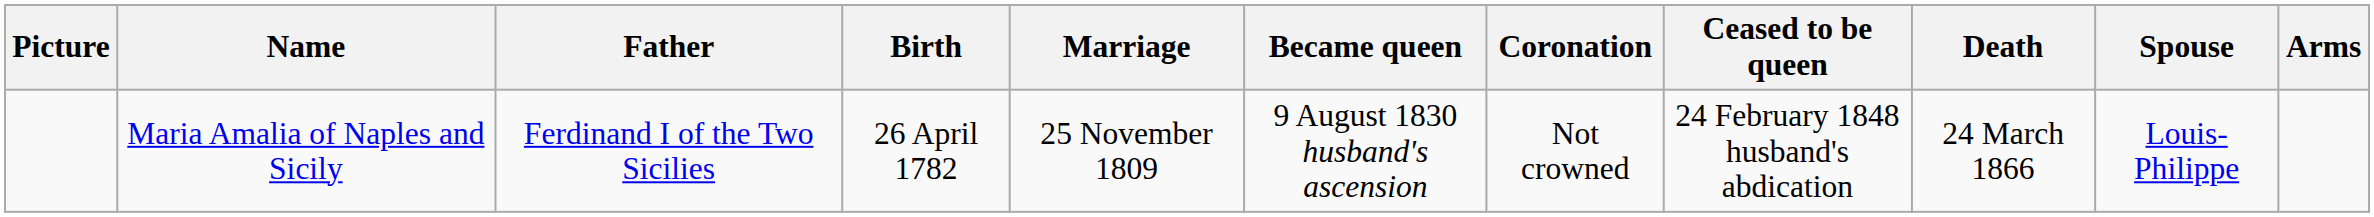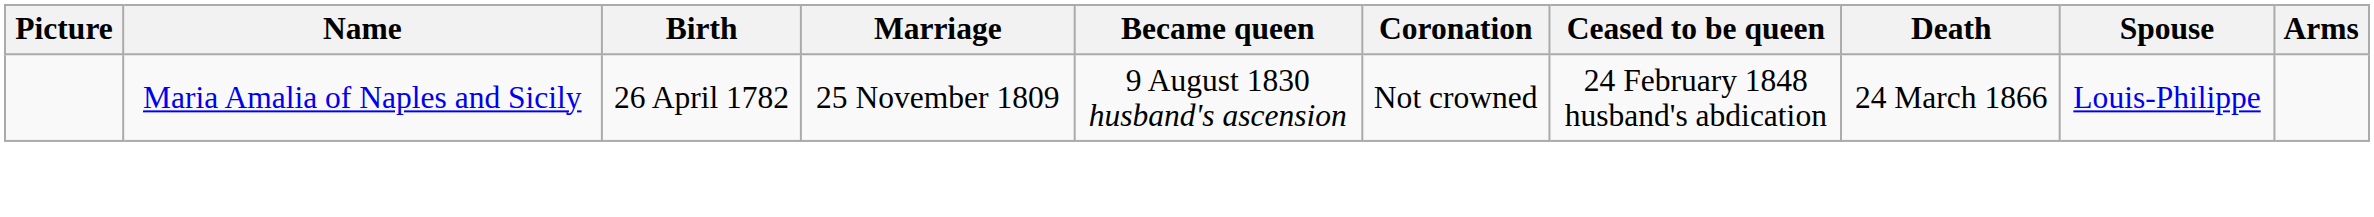- column: (669, 47)
